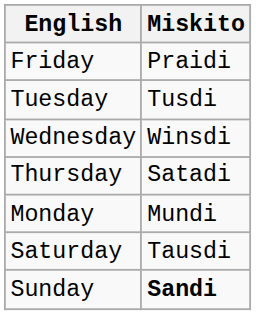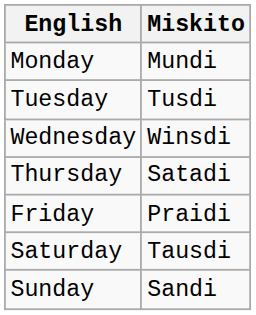rows swapped: (52, 213) <-> (52, 62)
(182, 289) bold -> (182, 289) normal
